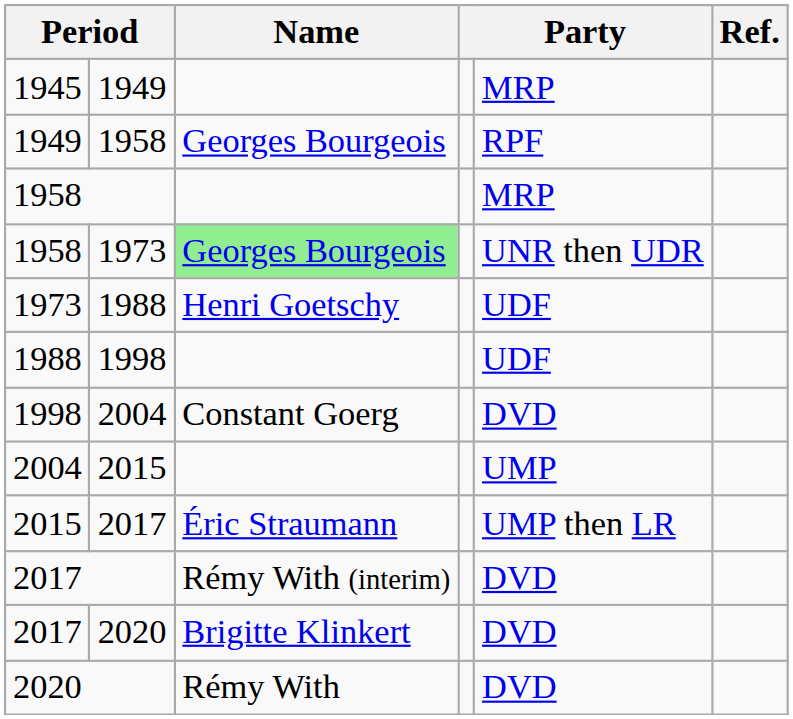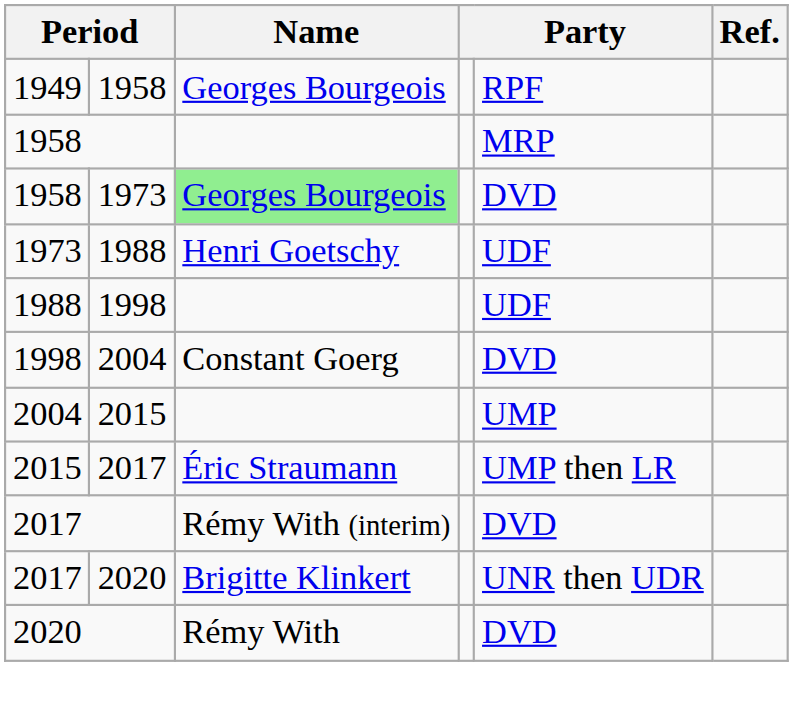- row: (47, 86)
(593, 250) UNR then UDR -> (519, 195) DVD
(519, 631) DVD -> (593, 577) UNR then UDR
